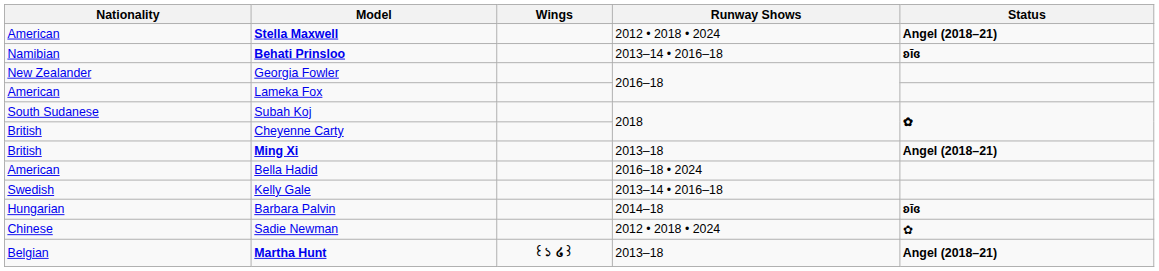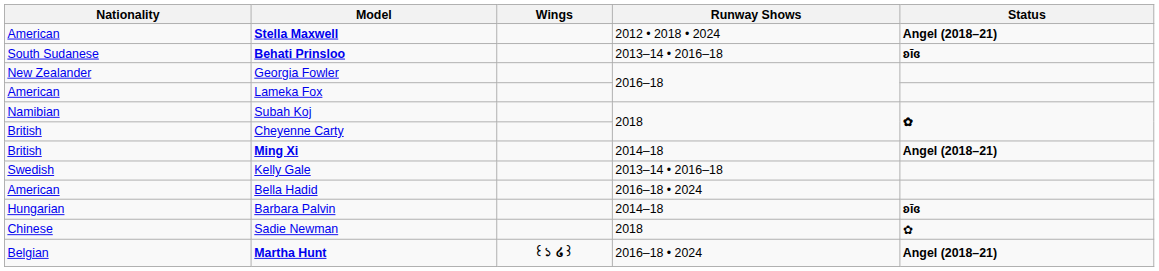(34, 53) Namibian -> (53, 53) South Sudanese
(53, 111) South Sudanese -> (34, 111) Namibian
(639, 150) 2013–18 -> (639, 150) 2014–18
rows swapped: (286, 170) <-> (283, 189)
(668, 229) 2012 • 2018 • 2024 -> (629, 229) 2018
(639, 252) 2013–18 -> (659, 252) 2016–18 • 2024
